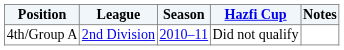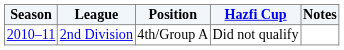columns swapped: (184, 14) <-> (42, 14)
